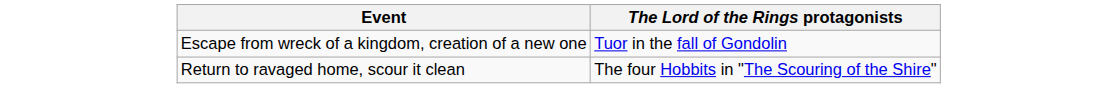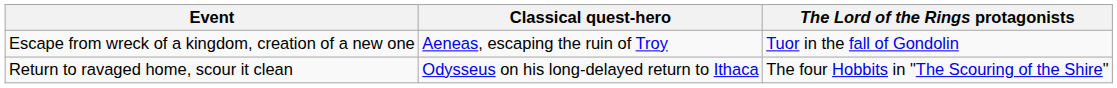+ column: (590, 17)
